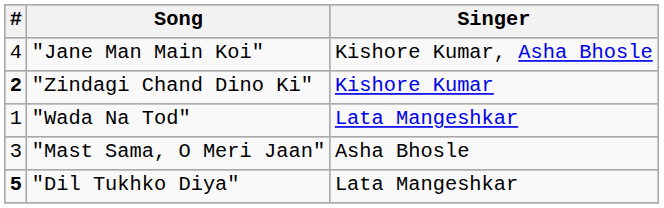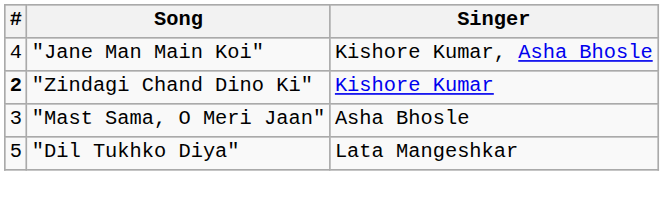- row: (111, 120)
(16, 186) bold -> (16, 153) normal
